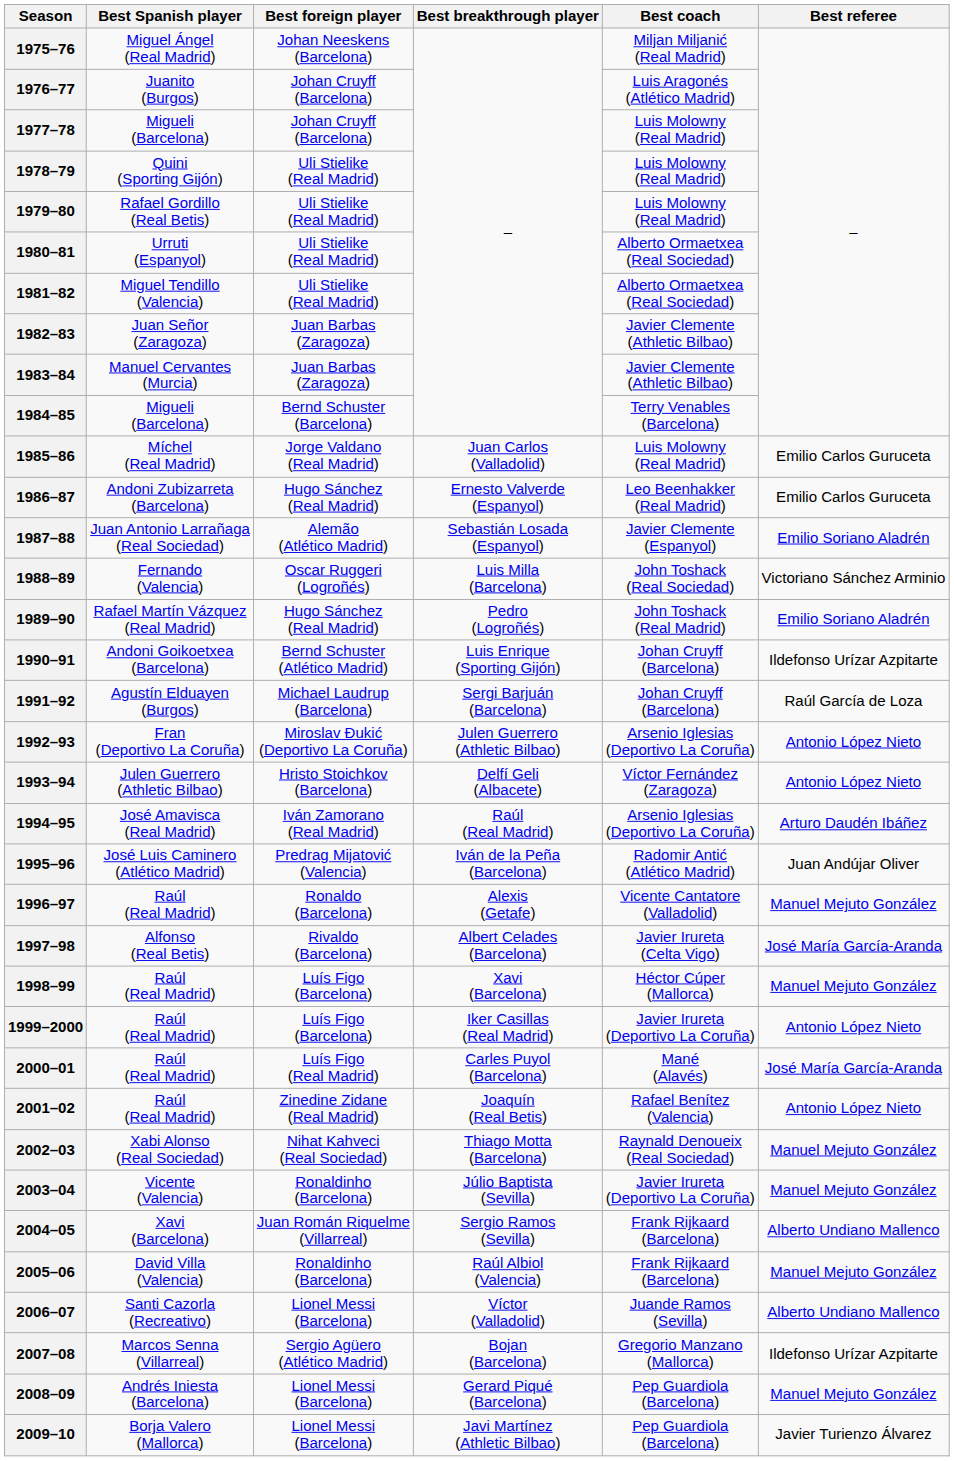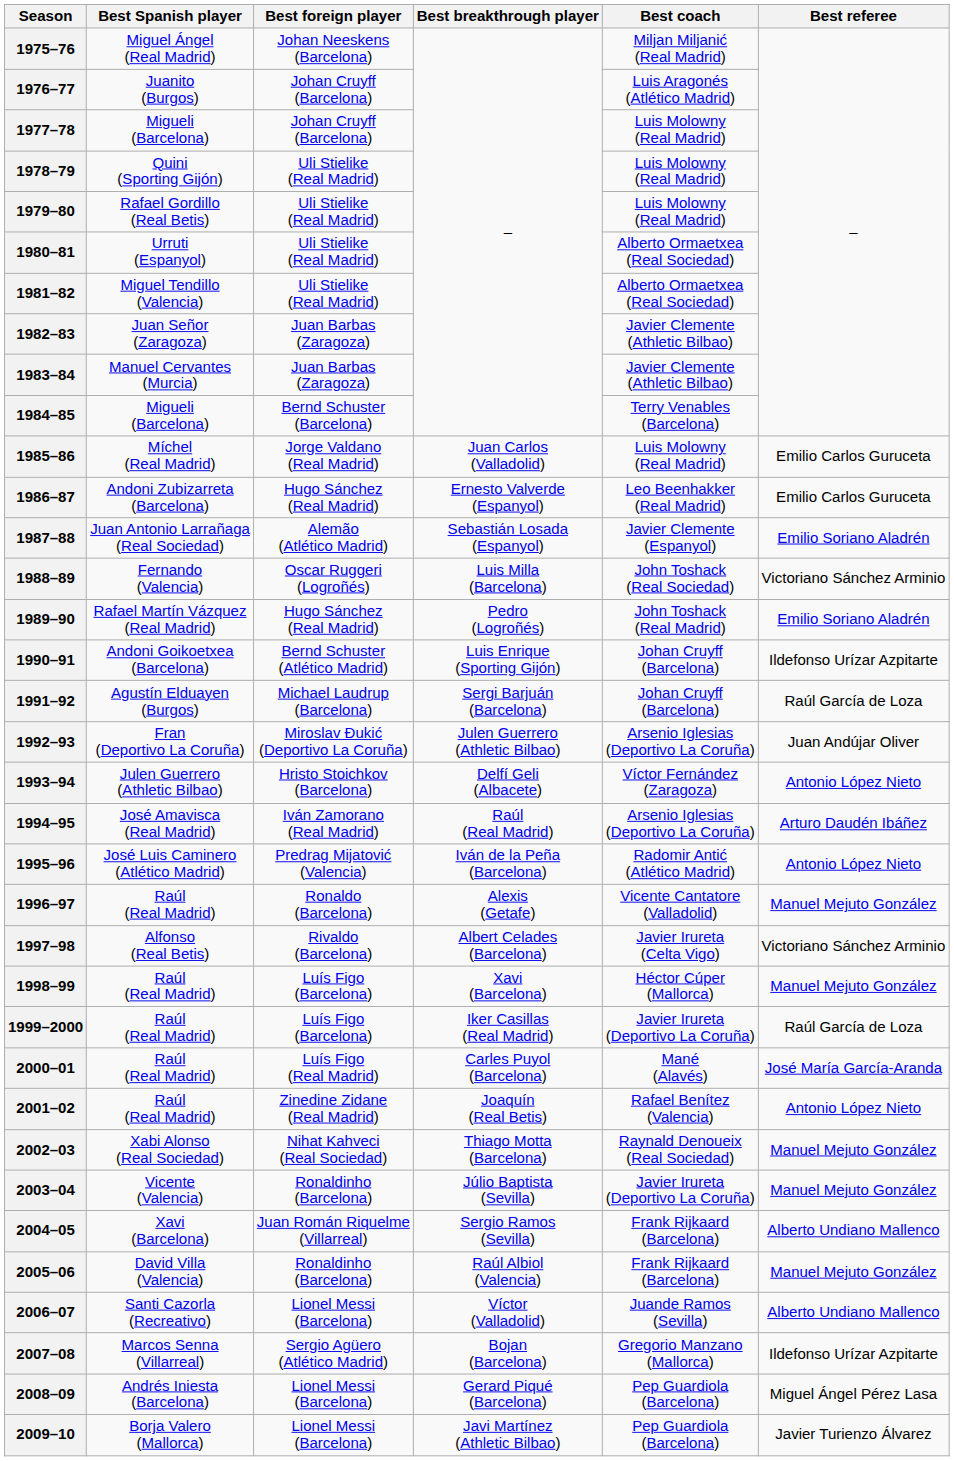(853, 741) Antonio López Nieto -> (853, 741) Juan Andújar Oliver
(853, 864) Juan Andújar Oliver -> (853, 864) Antonio López Nieto
(853, 945) José María García-Aranda -> (853, 945) Victoriano Sánchez Arminio
(853, 1027) Antonio López Nieto -> (853, 1027) Raúl García de Loza
(853, 1394) Manuel Mejuto González -> (853, 1394) Miguel Ángel Pérez Lasa
